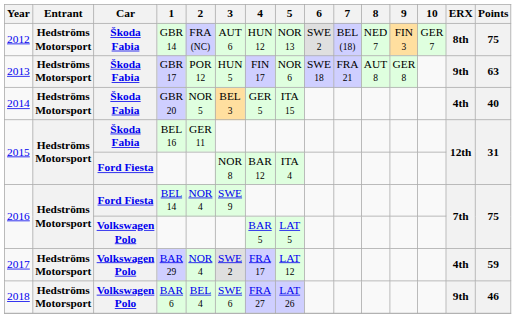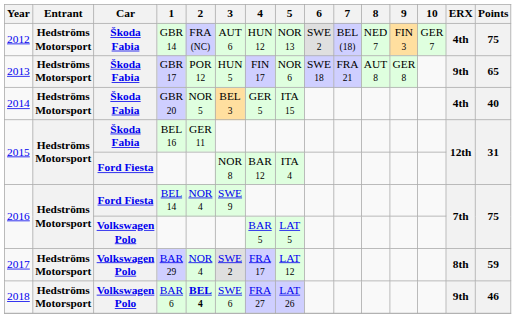(461, 39) 8th -> (461, 39) 4th
(493, 71) 63 -> (493, 71) 65
(461, 265) 4th -> (461, 265) 8th
(200, 297) normal -> (200, 297) bold
